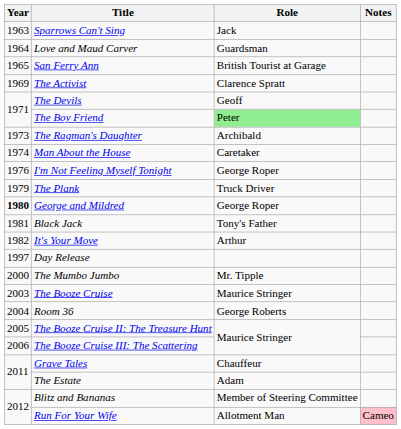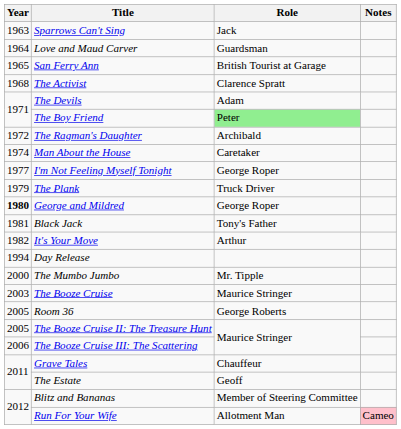(18, 83) 1969 -> (18, 83) 1968
(230, 100) Geoff -> (230, 100) Adam
(18, 135) 1973 -> (18, 135) 1972
(18, 170) 1976 -> (18, 170) 1977
(18, 258) 1997 -> (18, 258) 1994
(18, 310) 2004 -> (18, 310) 2005
(230, 380) Adam -> (230, 380) Geoff
